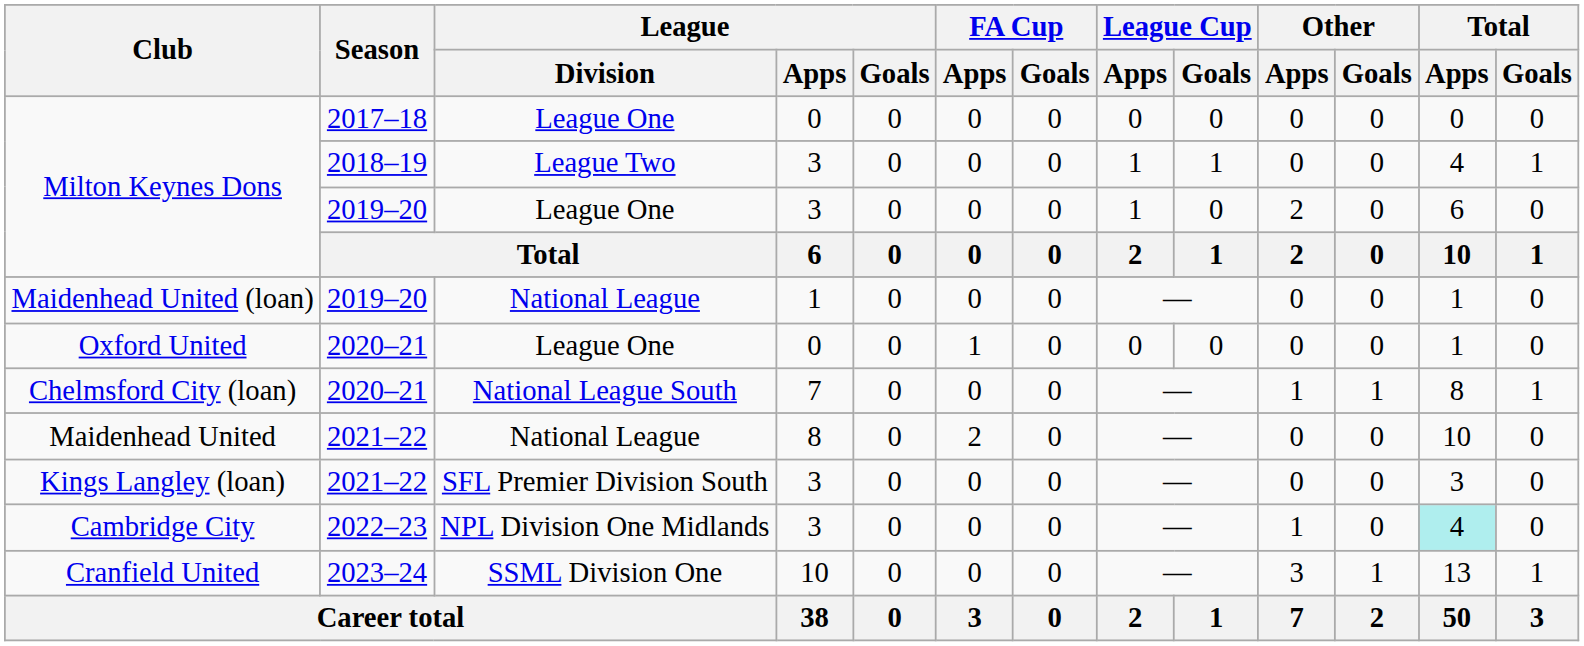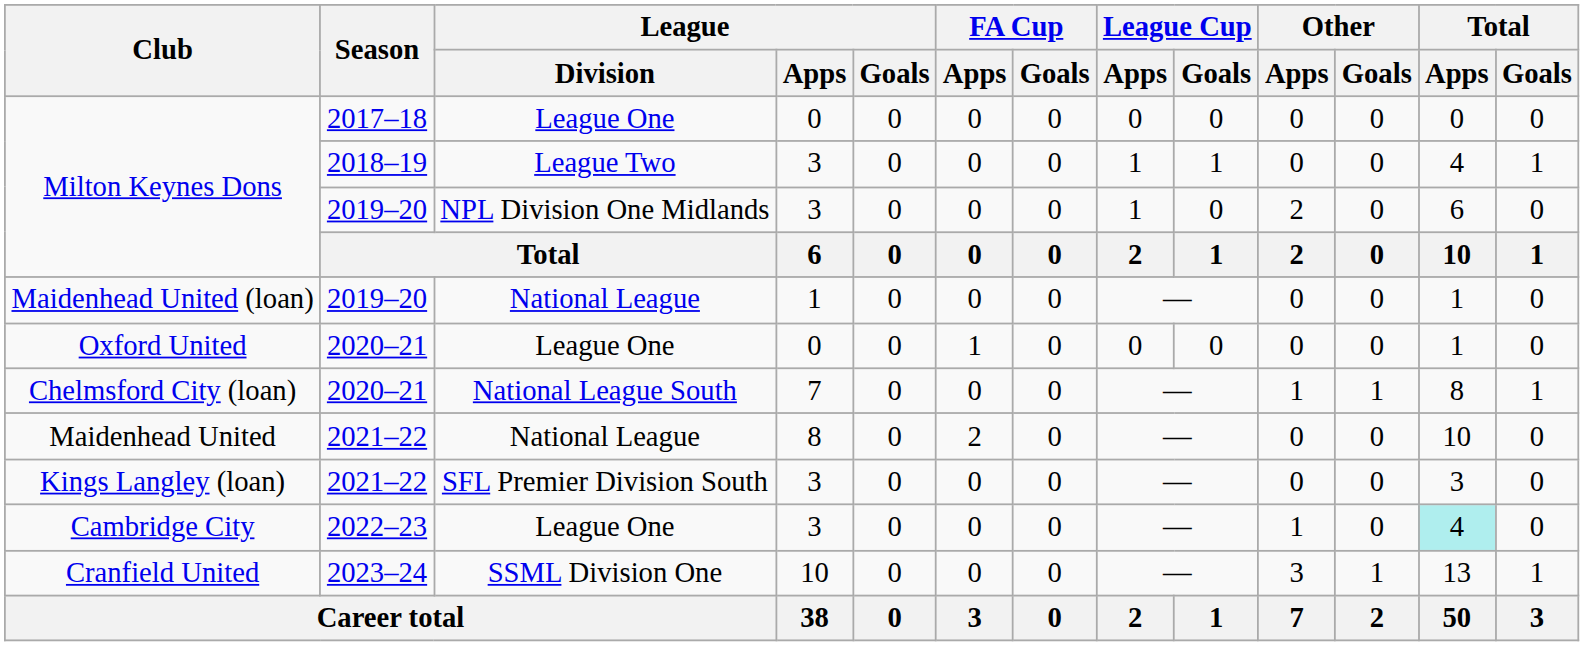(605, 208) League One -> (605, 208) NPL Division One Midlands
(605, 526) NPL Division One Midlands -> (605, 526) League One
